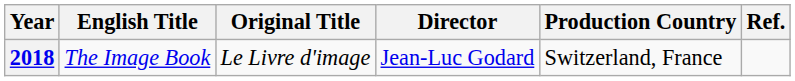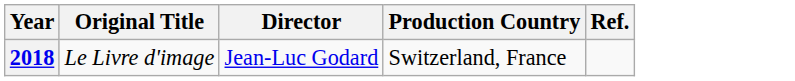- column: (137, 22)
